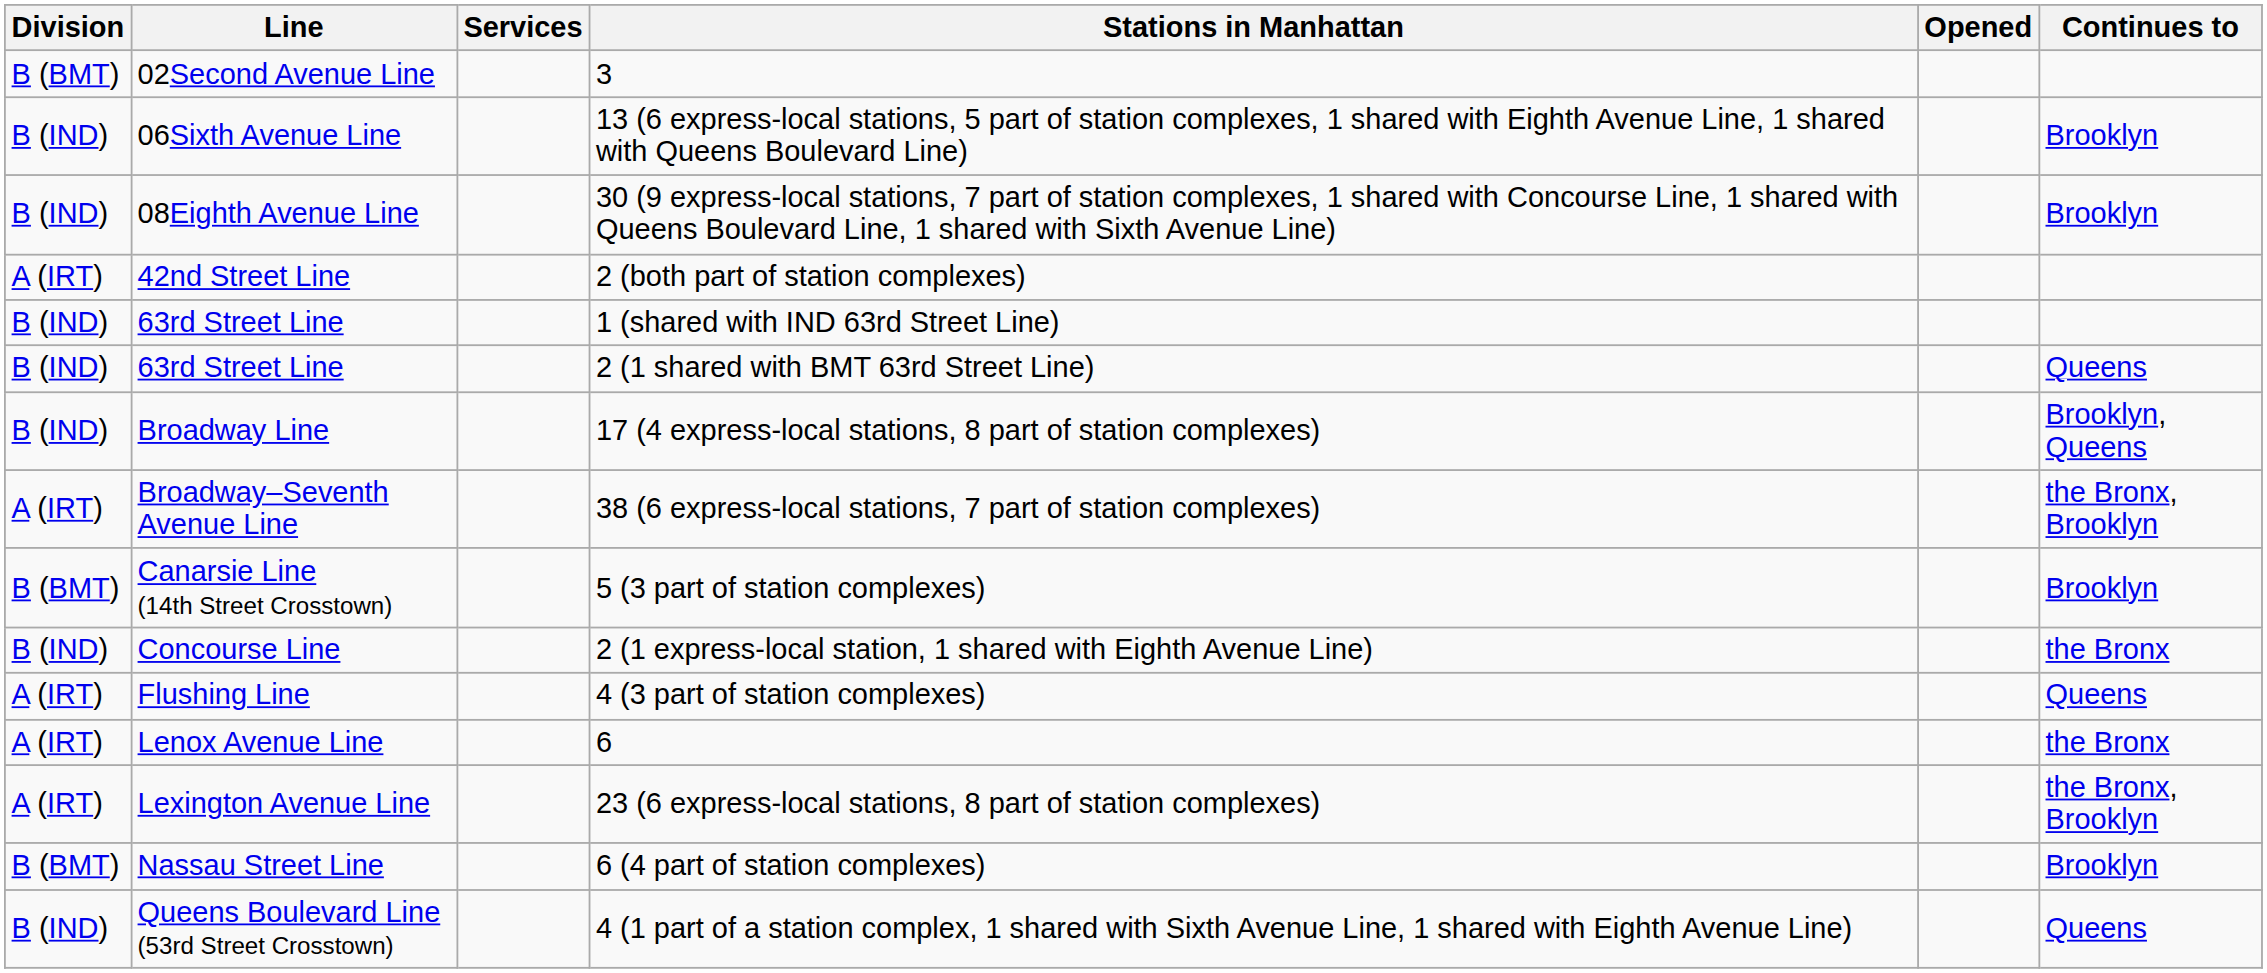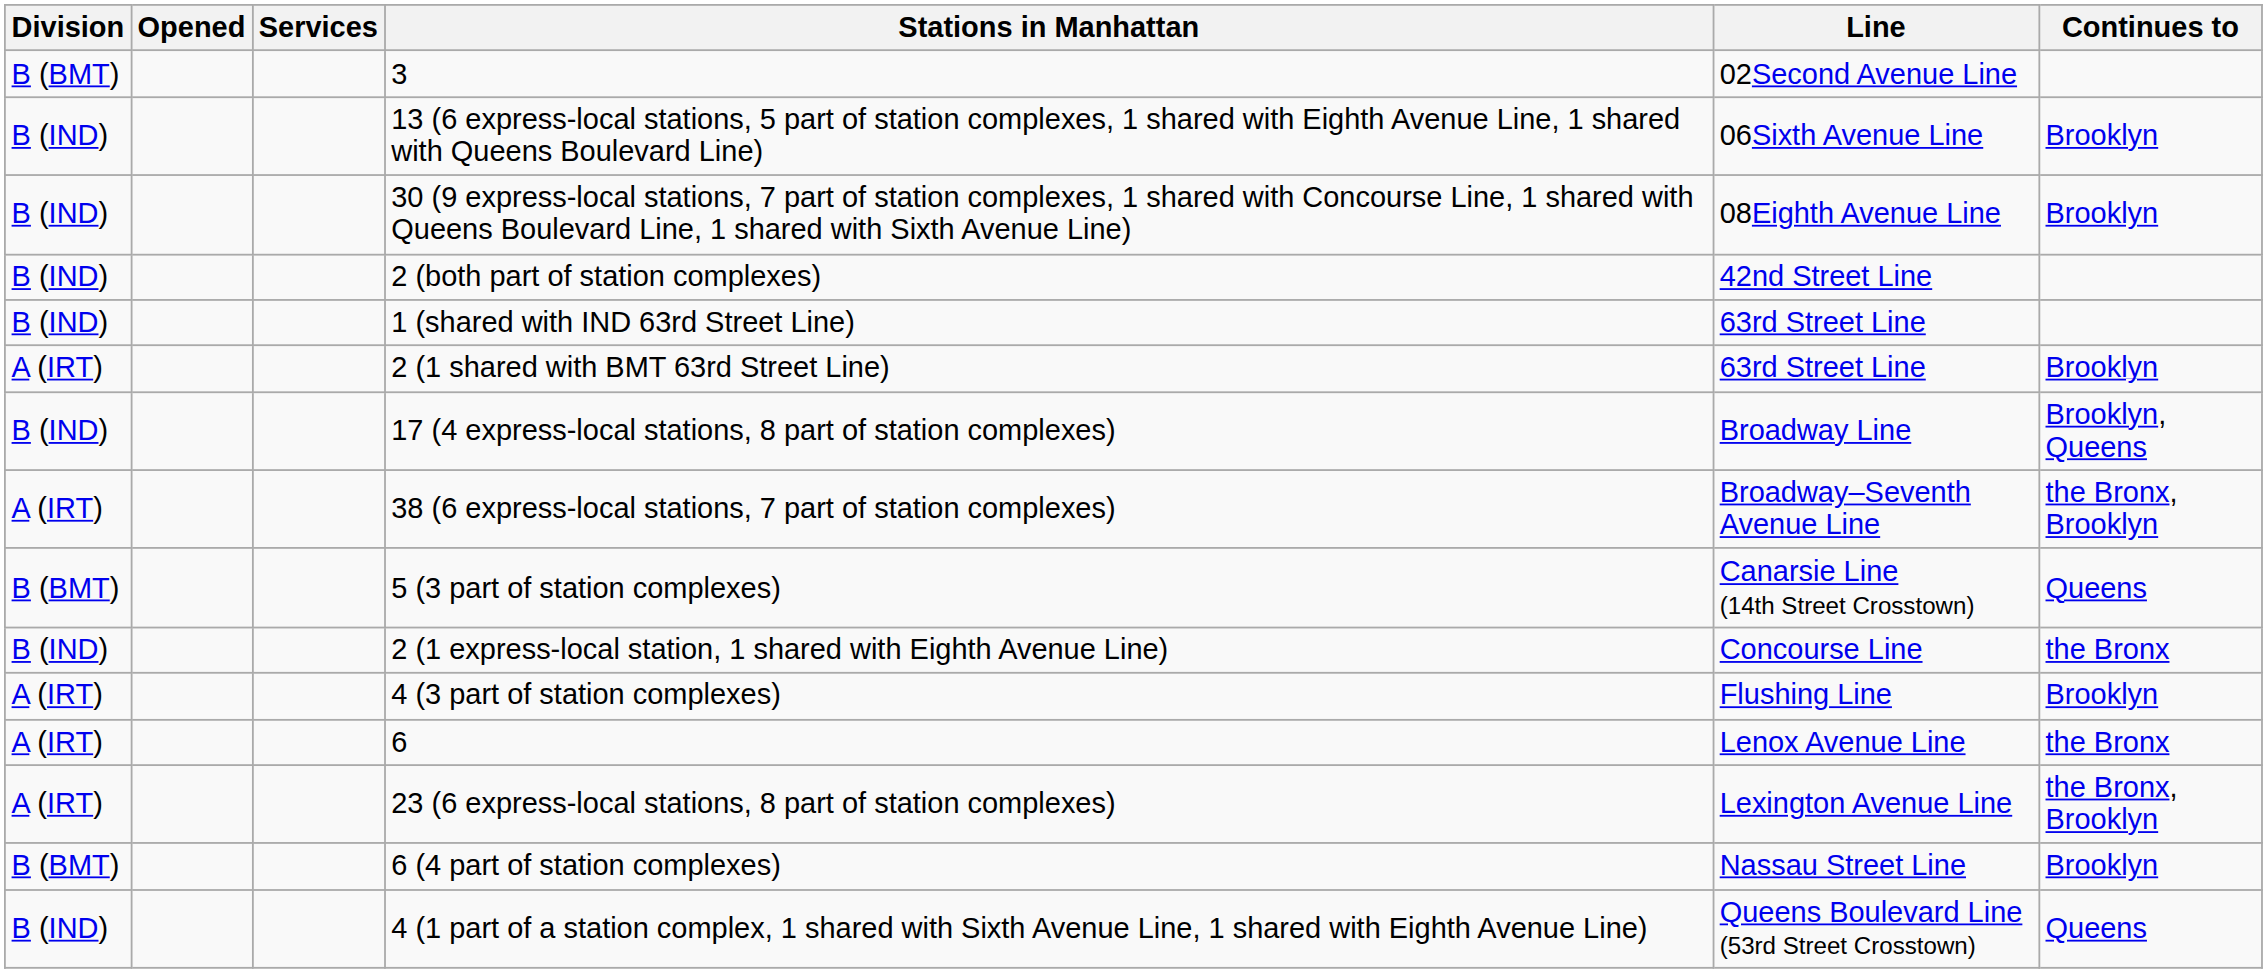columns swapped: (294, 27) <-> (1978, 27)
(57, 276) A (IRT) -> (60, 276) B (IND)
(60, 368) B (IND) -> (57, 368) A (IRT)
(2096, 368) Queens -> (2102, 368) Brooklyn
(2102, 587) Brooklyn -> (2096, 587) Queens
(2096, 695) Queens -> (2102, 695) Brooklyn
